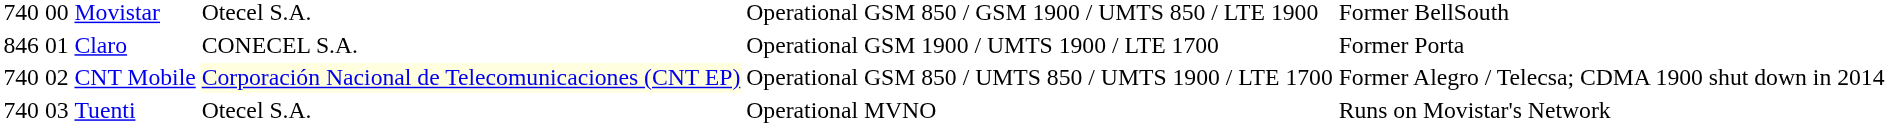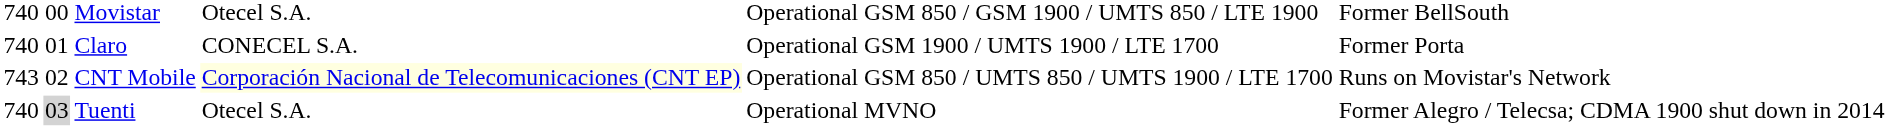(21, 45) 846 -> (21, 45) 740
(21, 77) 740 -> (21, 77) 743
(1612, 77) Former Alegro / Telecsa; CDMA 1900 shut down in 2014 -> (1475, 77) Runs on Movistar's Network
(57, 110) no background -> (57, 110) lightgrey background
(1475, 110) Runs on Movistar's Network -> (1612, 110) Former Alegro / Telecsa; CDMA 1900 shut down in 2014
